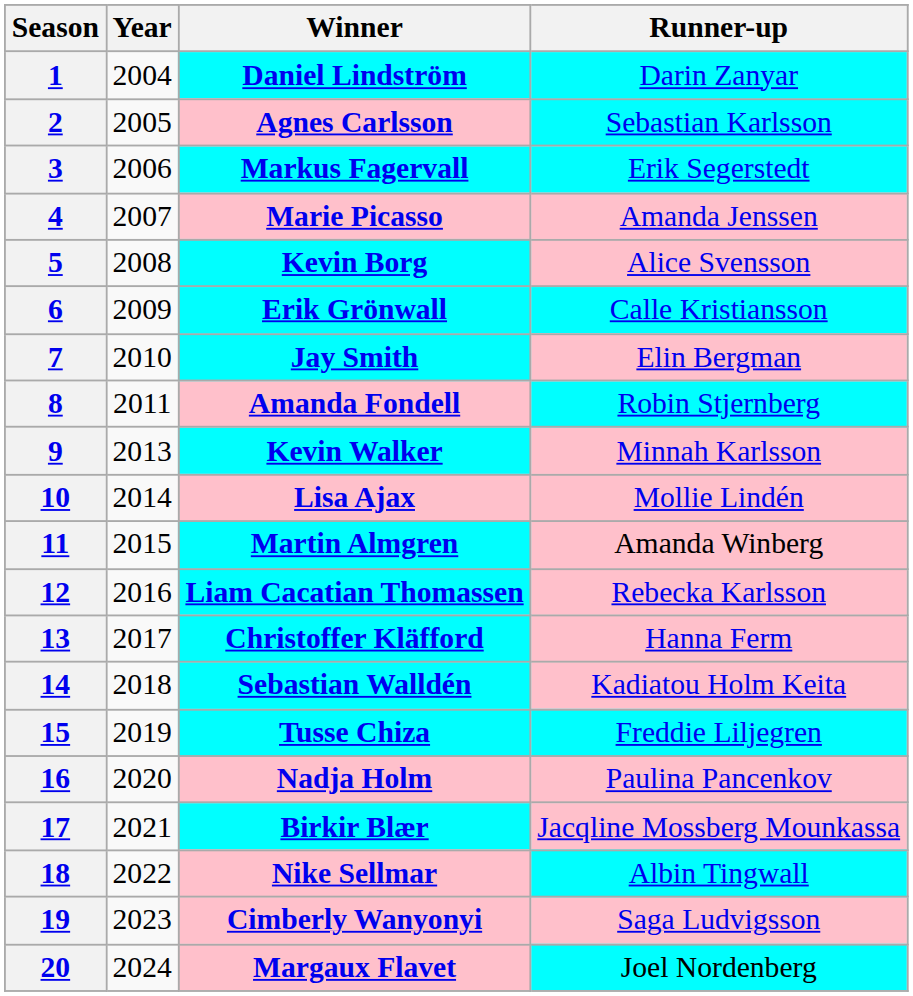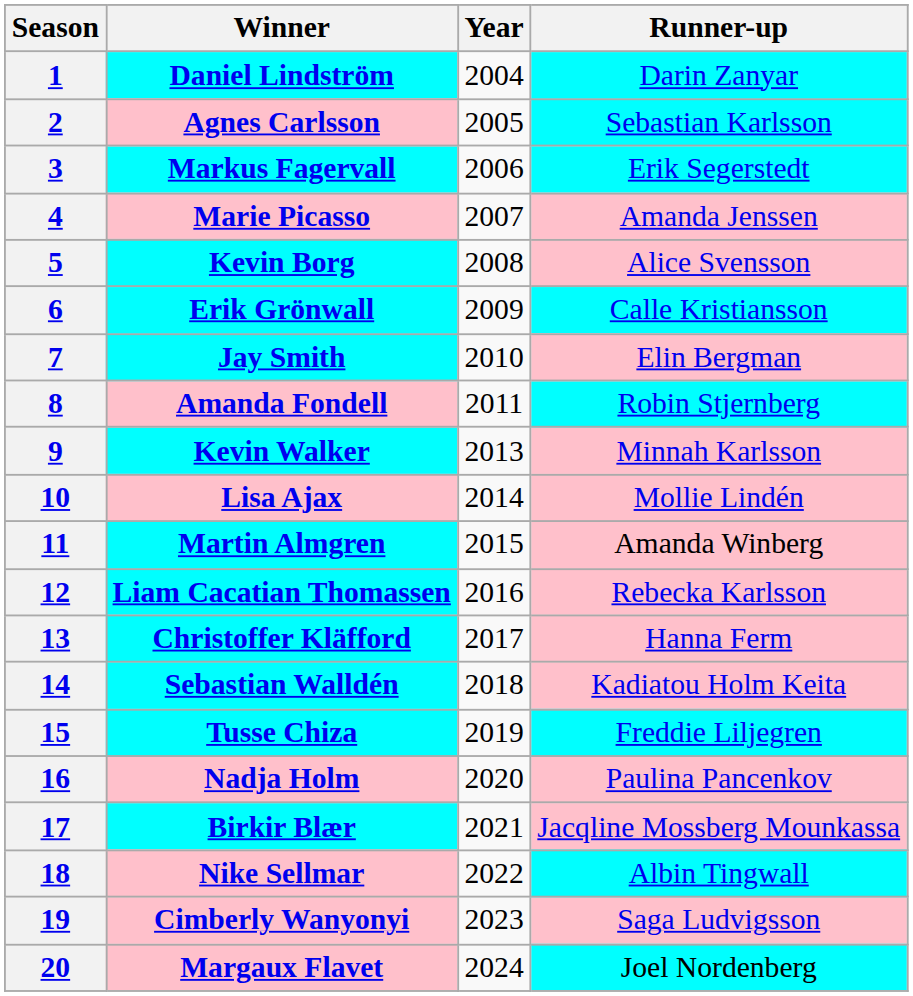columns swapped: (142, 27) <-> (355, 27)
